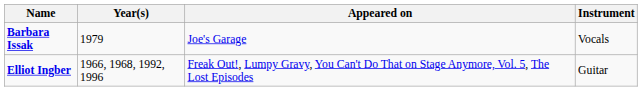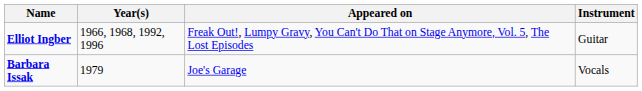rows swapped: (39, 70) <-> (28, 38)
